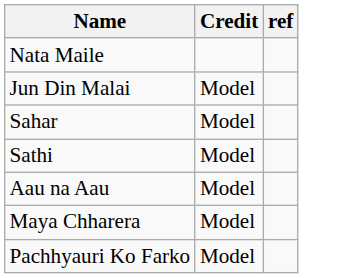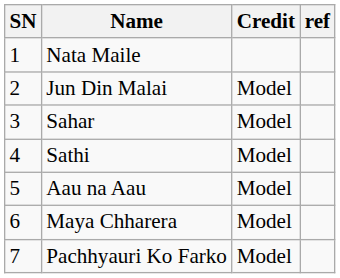+ column: (23, 21)
